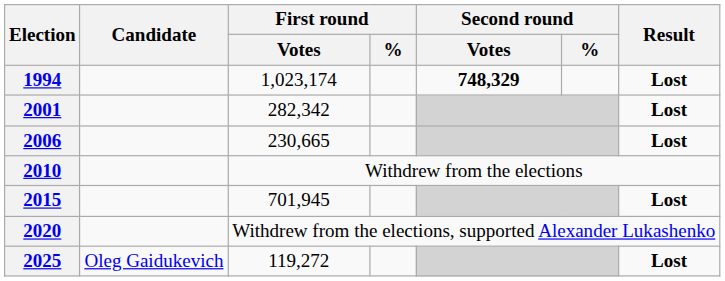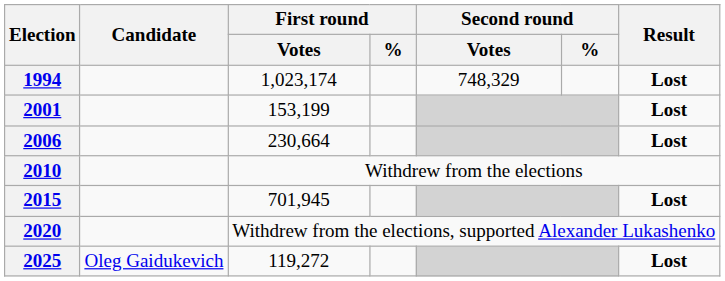(489, 79) bold -> (489, 79) normal
(299, 110) 282,342 -> (299, 110) 153,199
(299, 140) 230,665 -> (299, 140) 230,664
